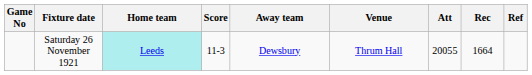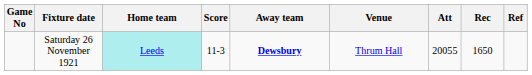(280, 51) normal -> (280, 51) bold
(483, 51) 1664 -> (483, 51) 1650
